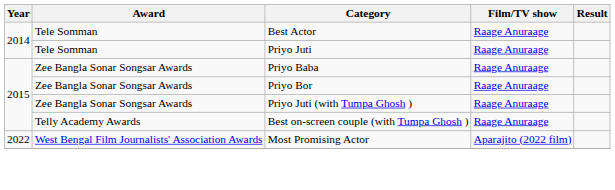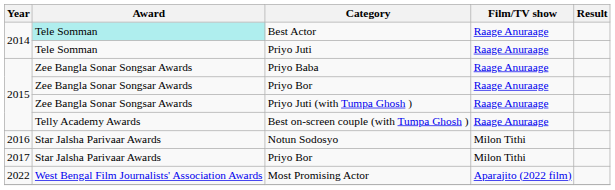(66, 31) no background -> (66, 31) paleturquoise background
+ row: (18, 139)
+ row: (18, 157)
